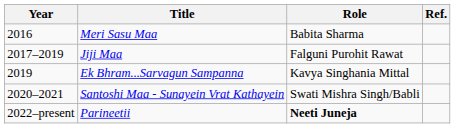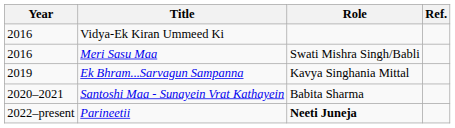+ row: (152, 34)
(327, 34) Babita Sharma -> (355, 53) Swati Mishra Singh/Babli
- row: (101, 53)
(355, 93) Swati Mishra Singh/Babli -> (327, 93) Babita Sharma
